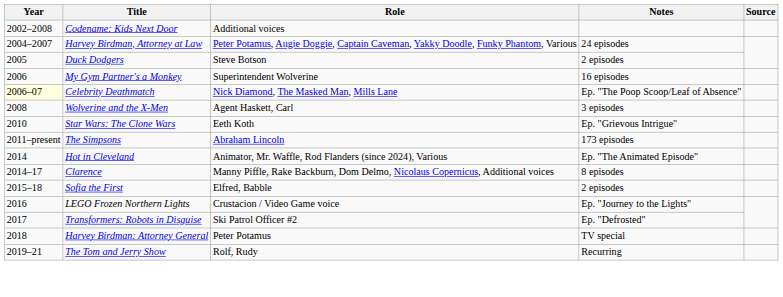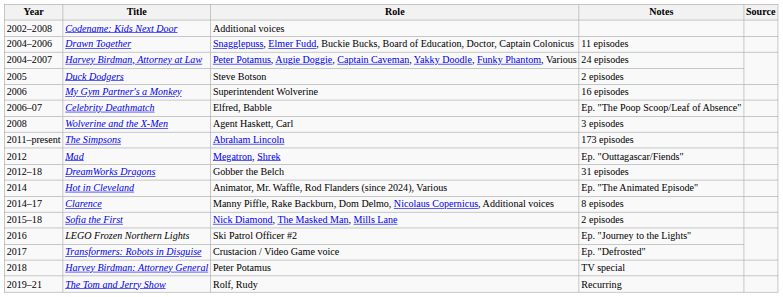+ row: (98, 44)
(24, 92) lightyellow background -> (24, 108) no background
(305, 92) Nick Diamond, The Masked Man, Mills Lane -> (242, 108) Elfred, Babble
- row: (120, 124)
+ row: (74, 156)
+ row: (110, 172)
(242, 188) Elfred, Babble -> (305, 220) Nick Diamond, The Masked Man, Mills Lane
(276, 204) Crustacion / Video Game voice -> (255, 236) Ski Patrol Officer #2
(255, 220) Ski Patrol Officer #2 -> (276, 252) Crustacion / Video Game voice
